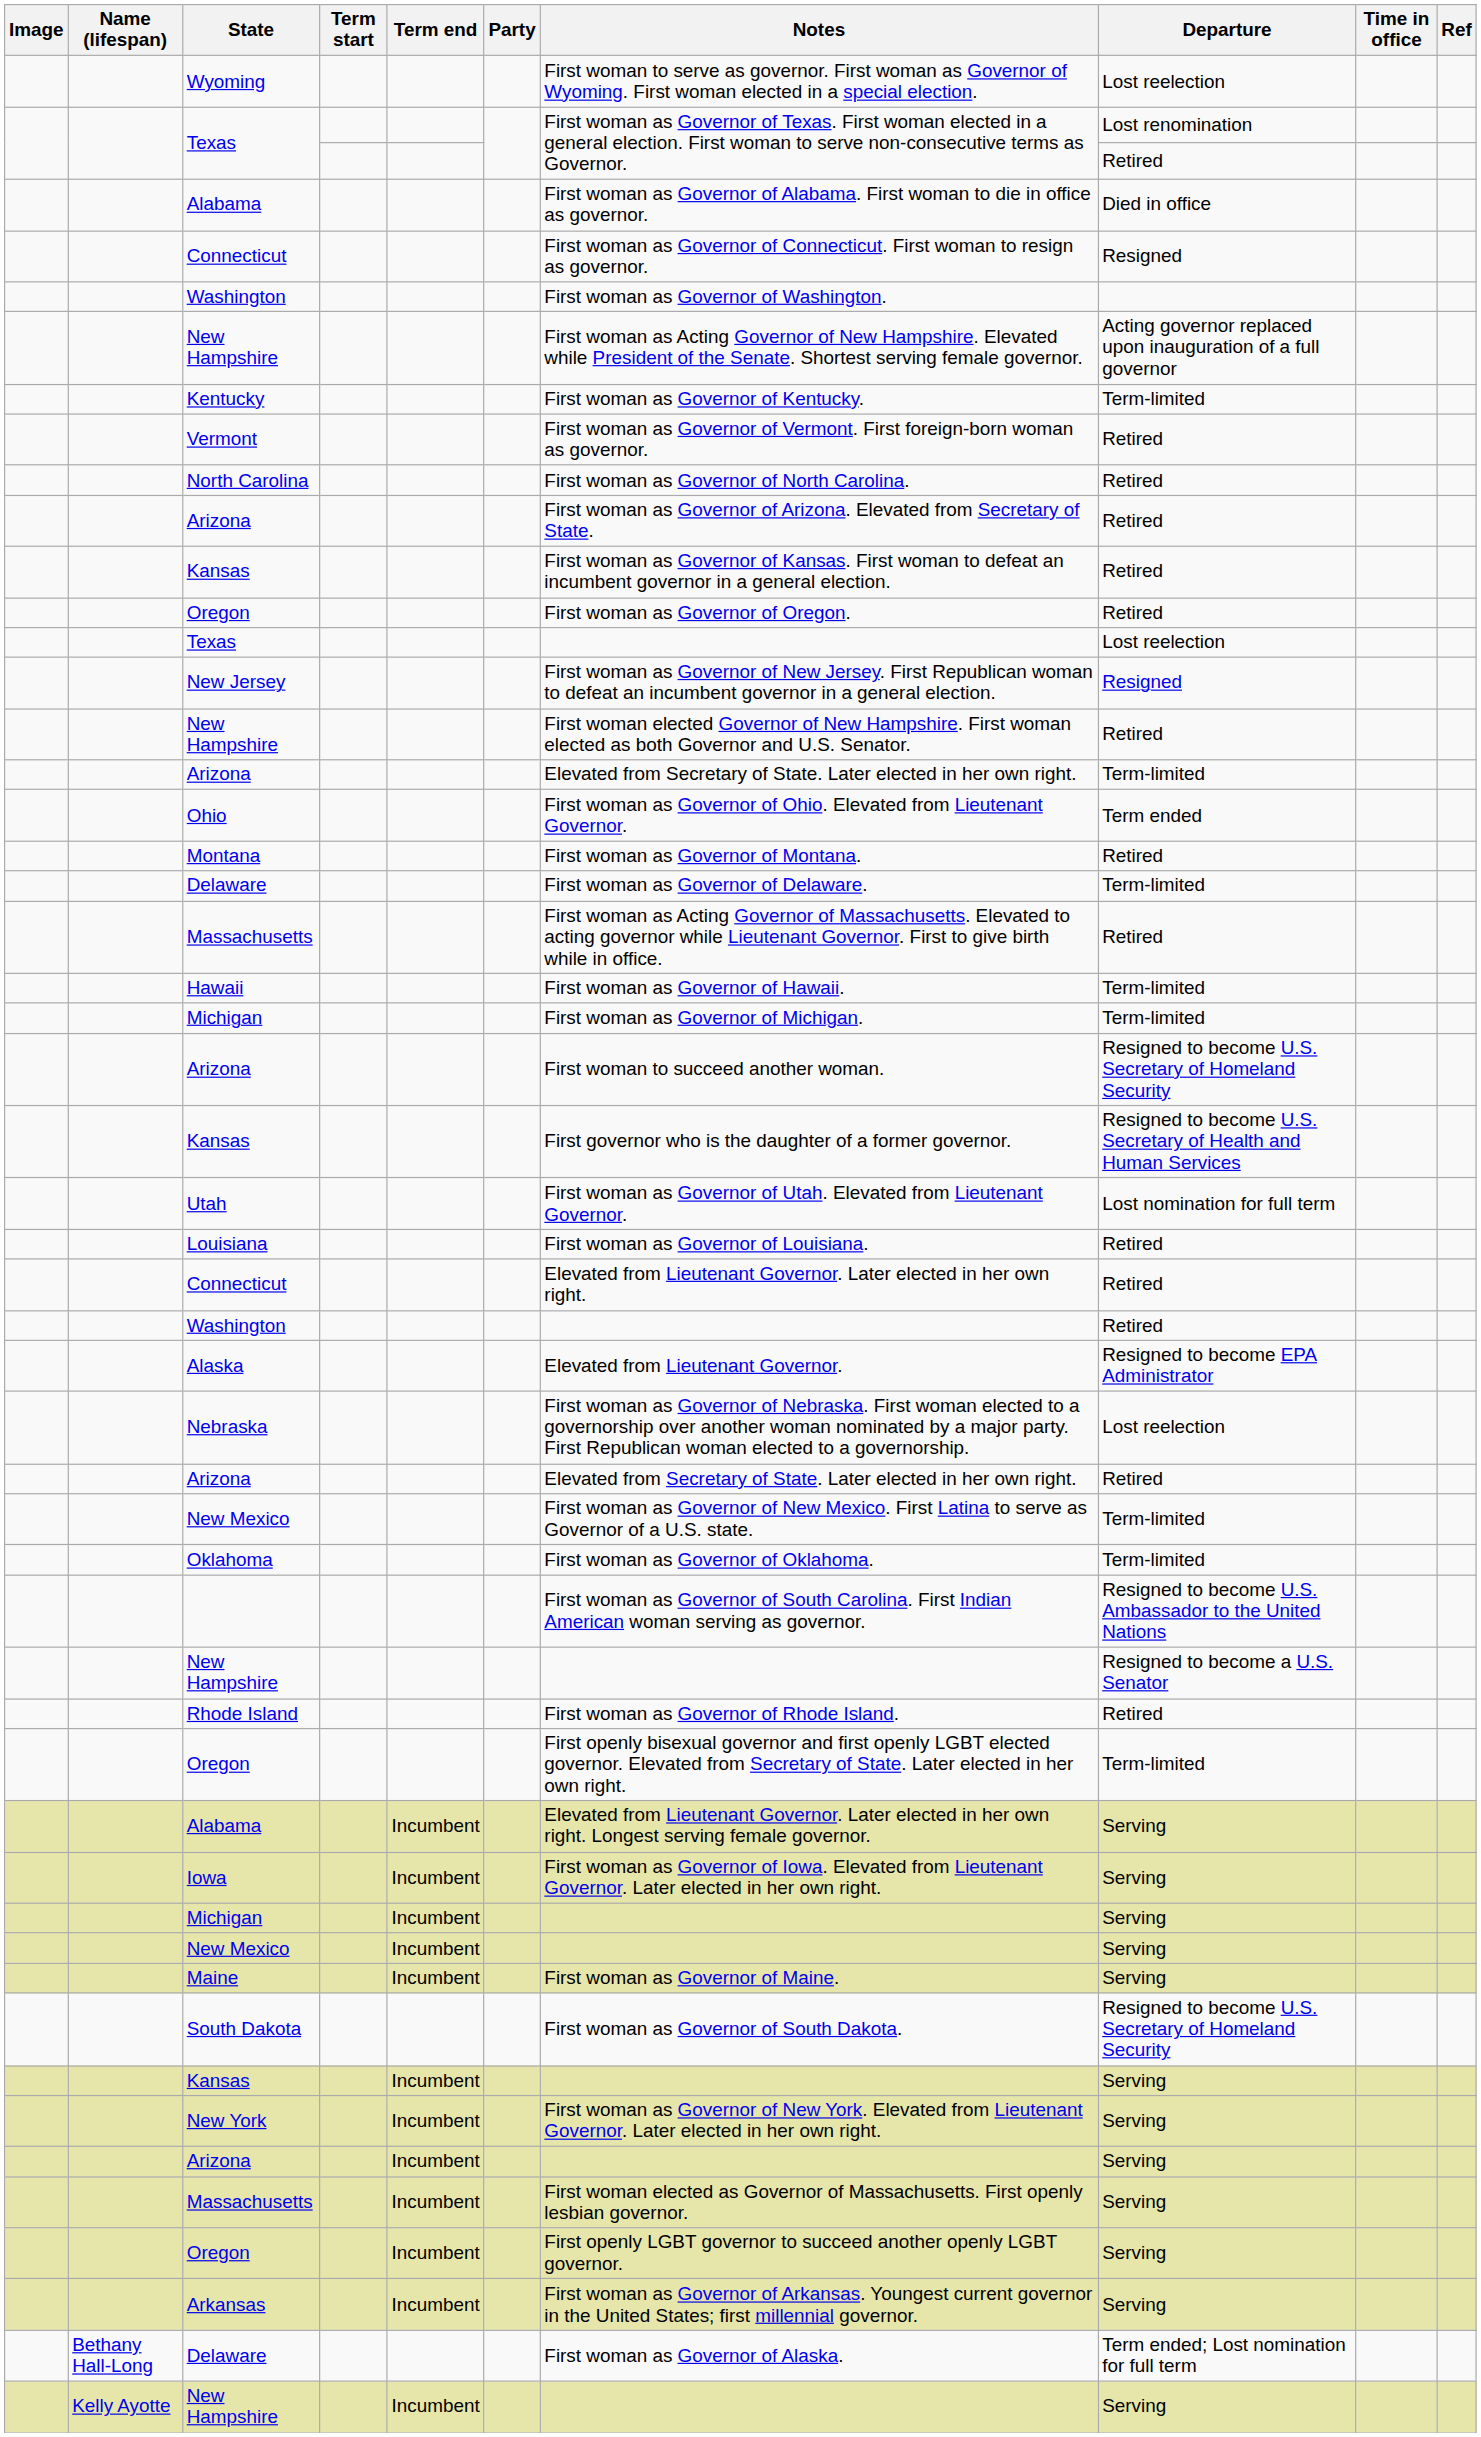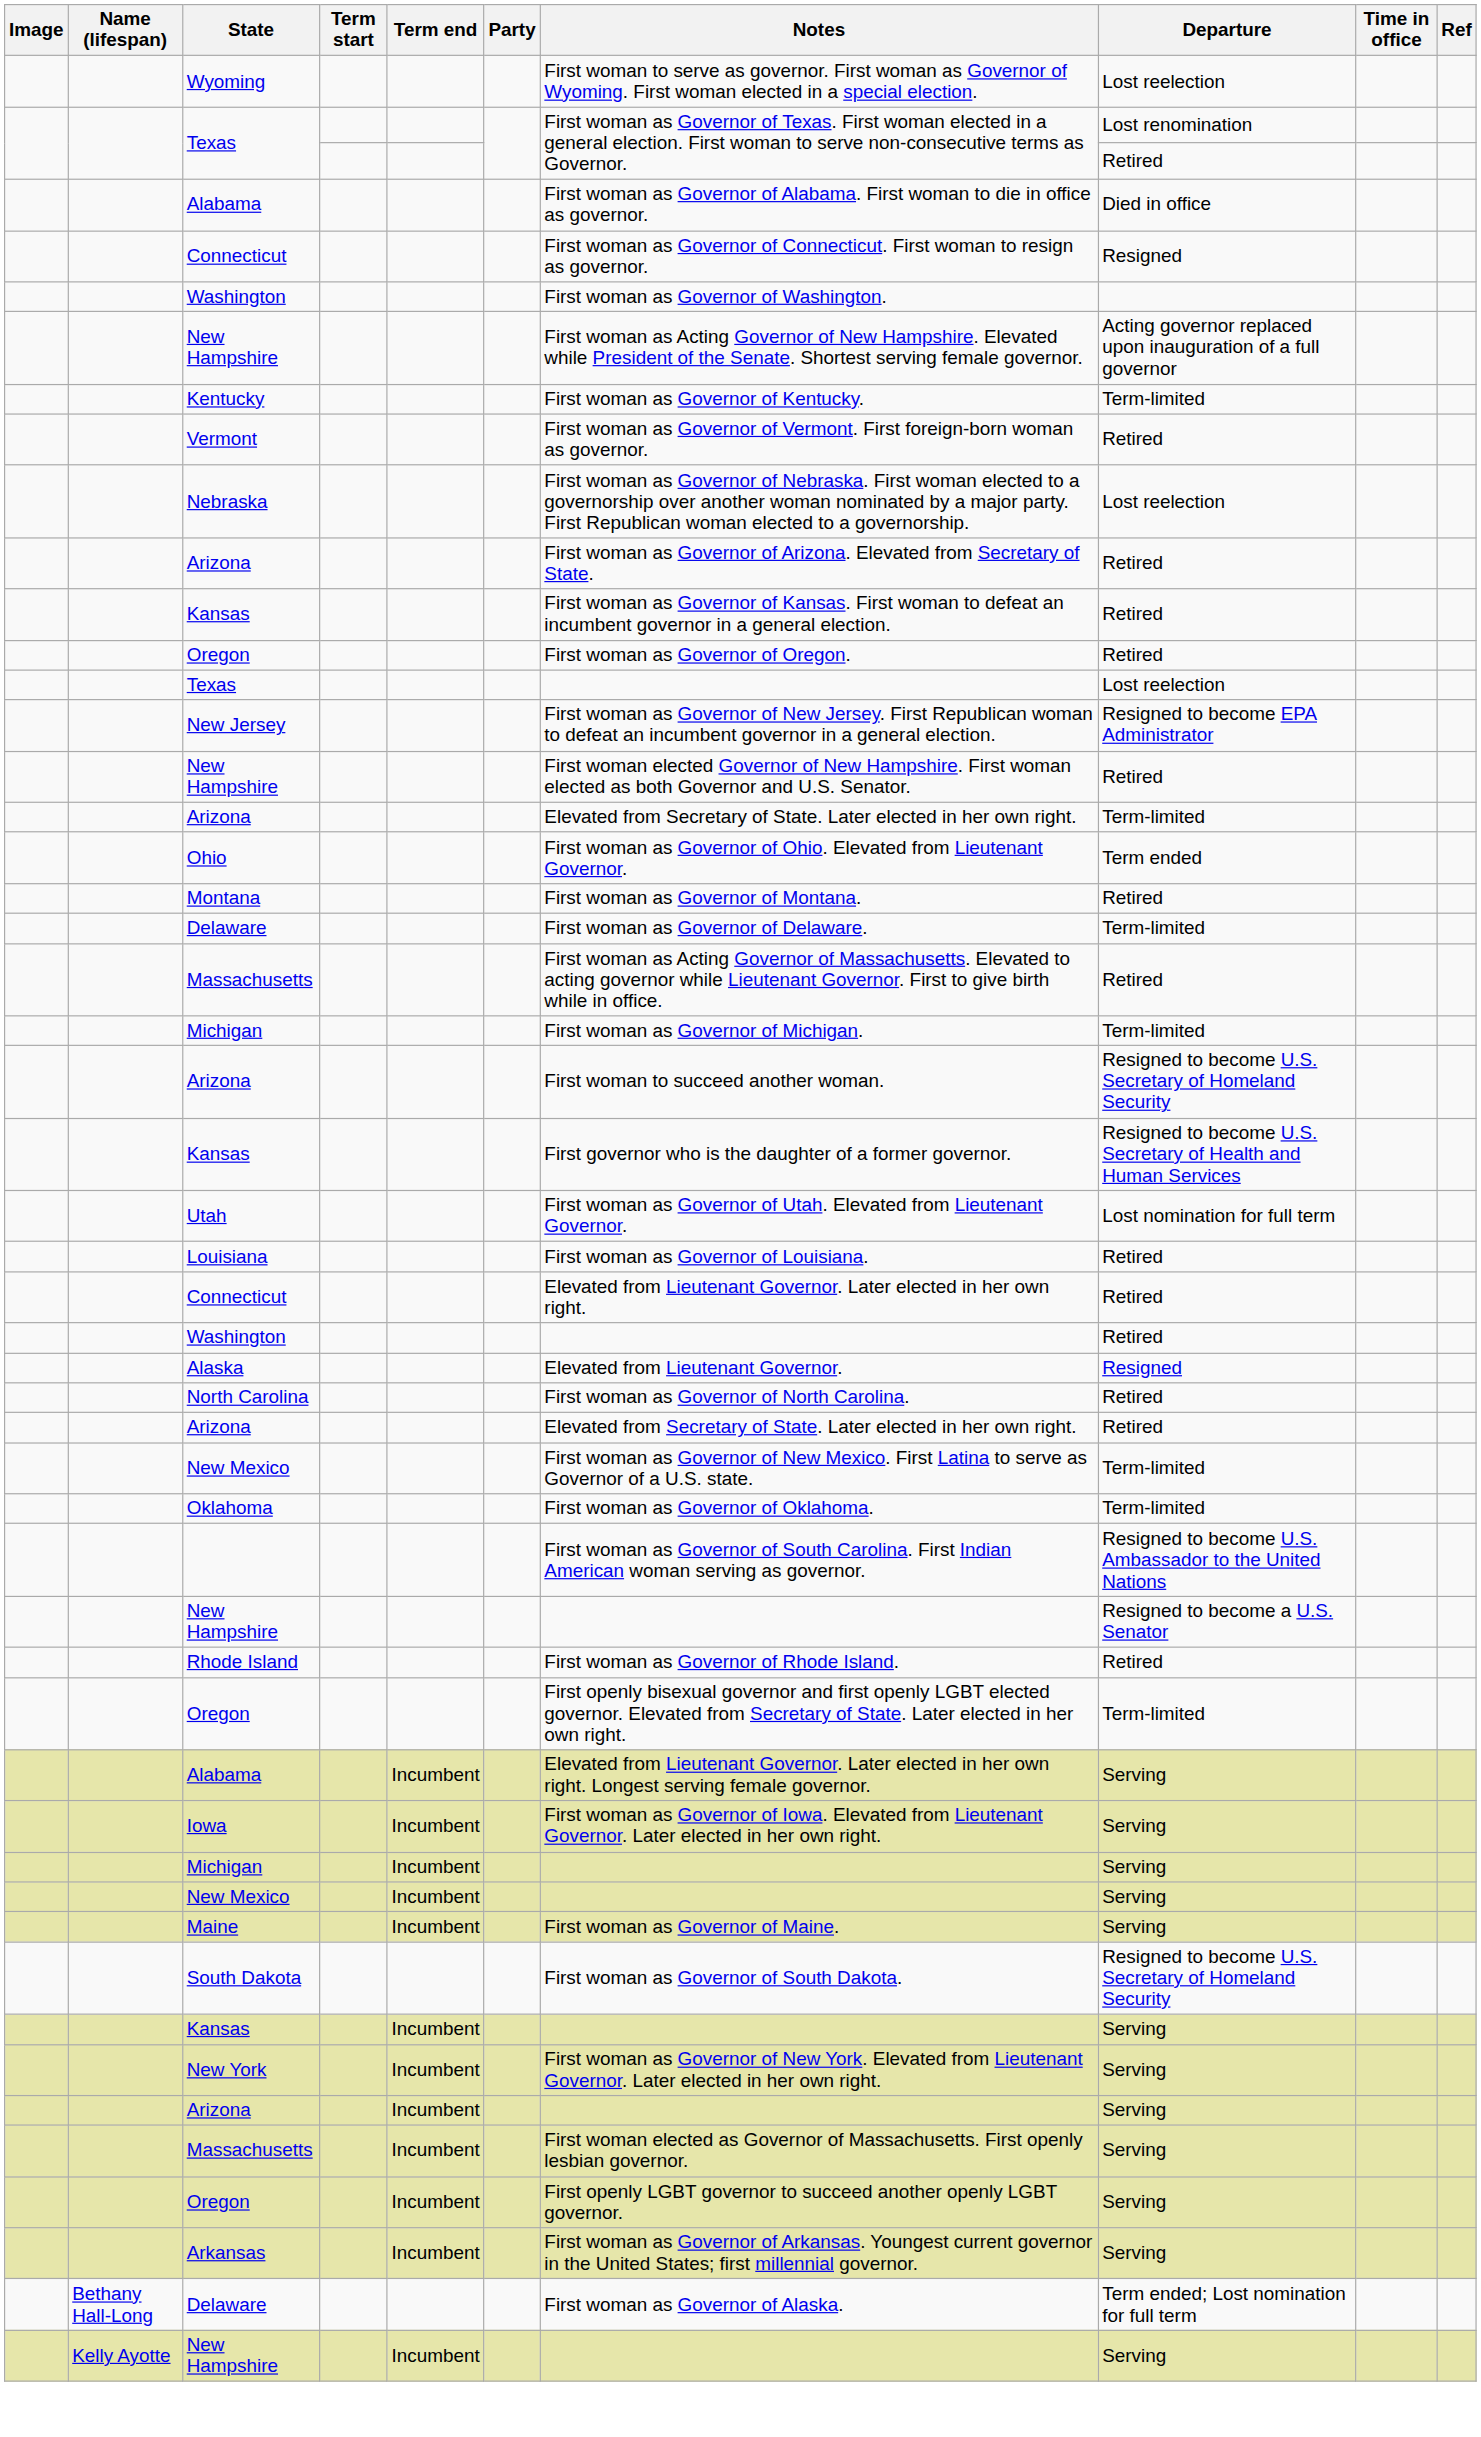rows swapped: (125, 1428) <-> (125, 480)
(1142, 682) Resigned -> (1210, 725) Resigned to become EPA Administrator
- row: (125, 988)
(1210, 1365) Resigned to become EPA Administrator -> (1142, 1367) Resigned
